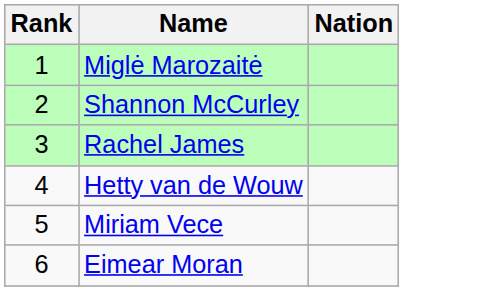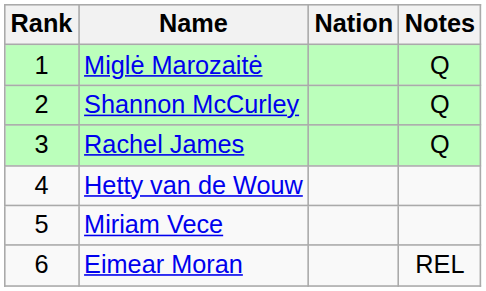+ column: (440, 24)
